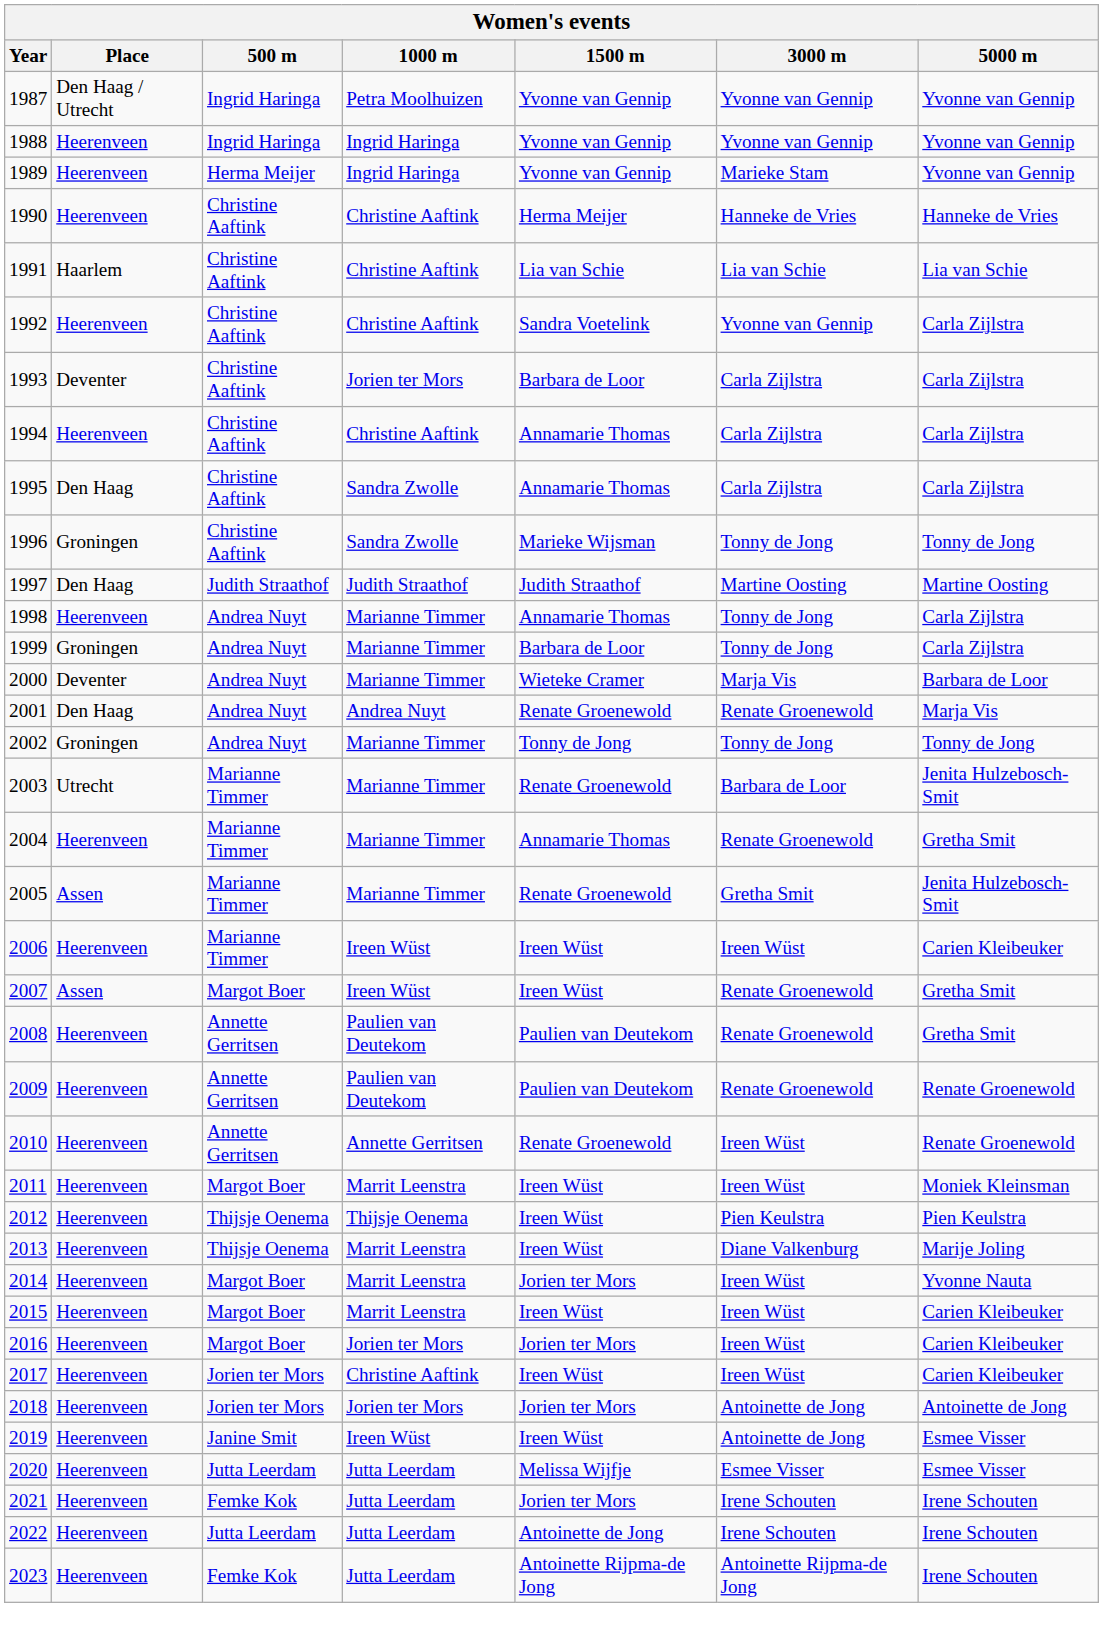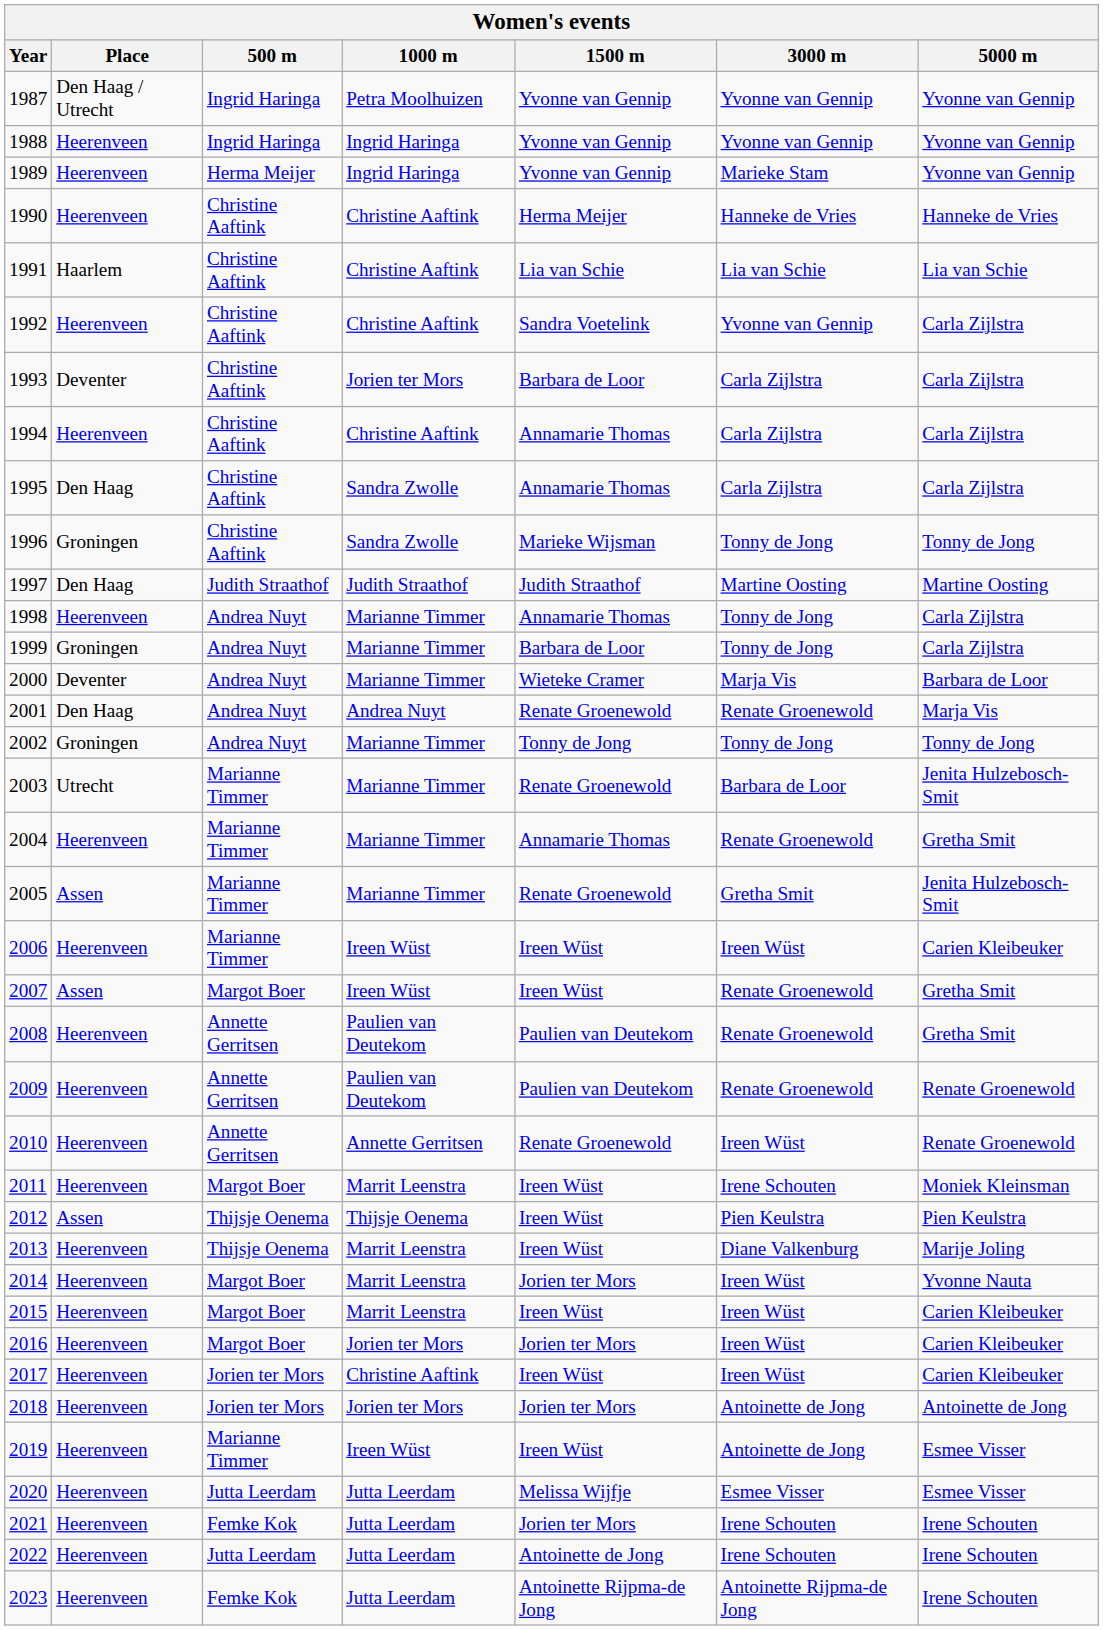(763, 1185) Ireen Wüst -> (778, 1185) Irene Schouten
(102, 1217) Heerenveen -> (80, 1217) Assen
(252, 1438) Janine Smit -> (244, 1449) Marianne Timmer
